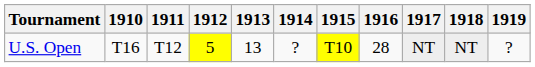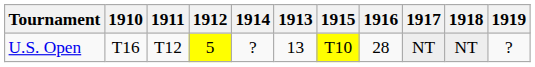columns swapped: (253, 18) <-> (295, 18)
